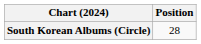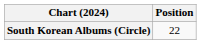(174, 30) 28 -> (174, 30) 22
